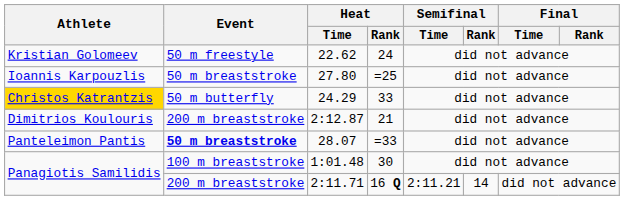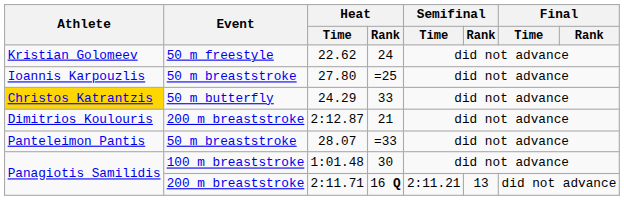(232, 141) bold -> (232, 141) normal
(481, 184) 14 -> (481, 184) 13
